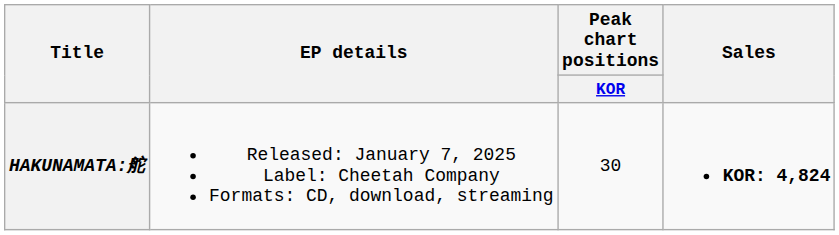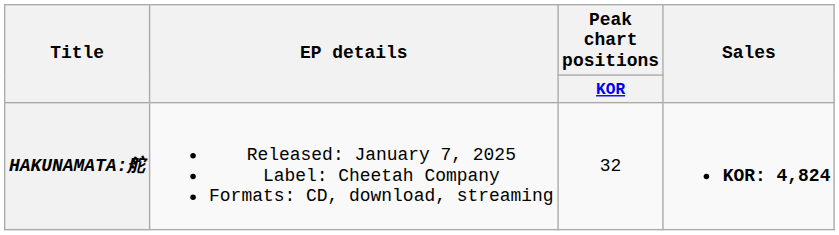(611, 166) 30 -> (611, 166) 32
